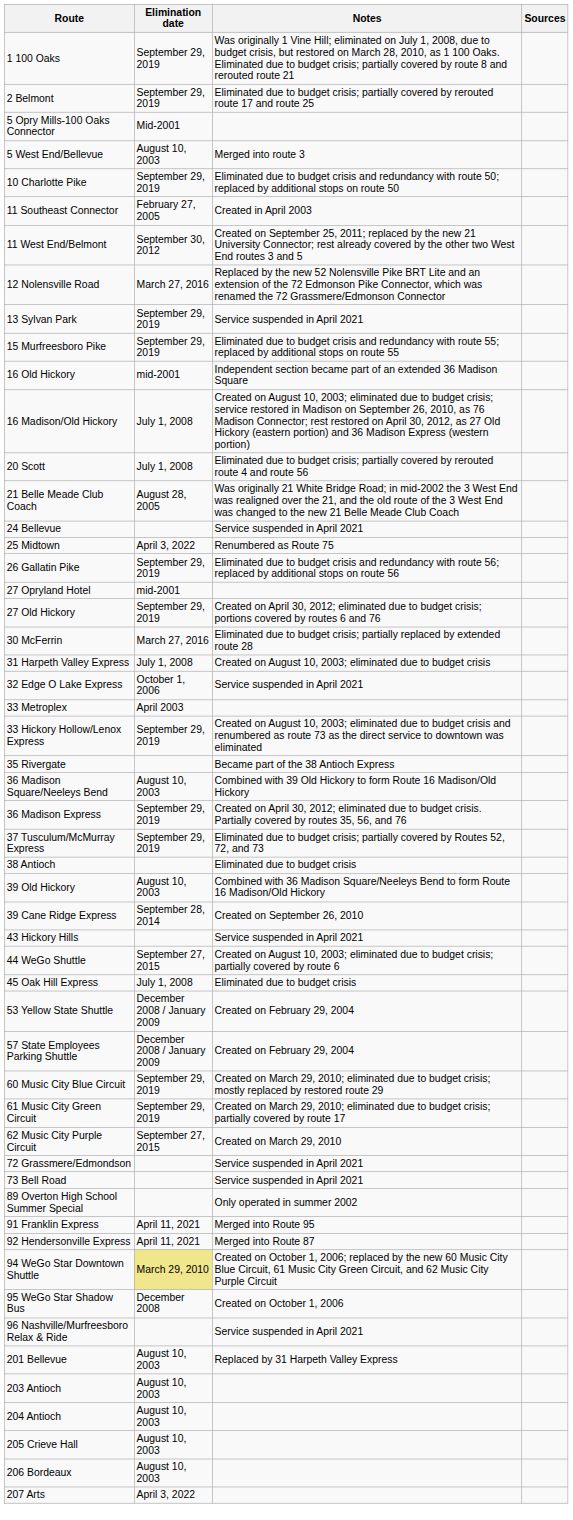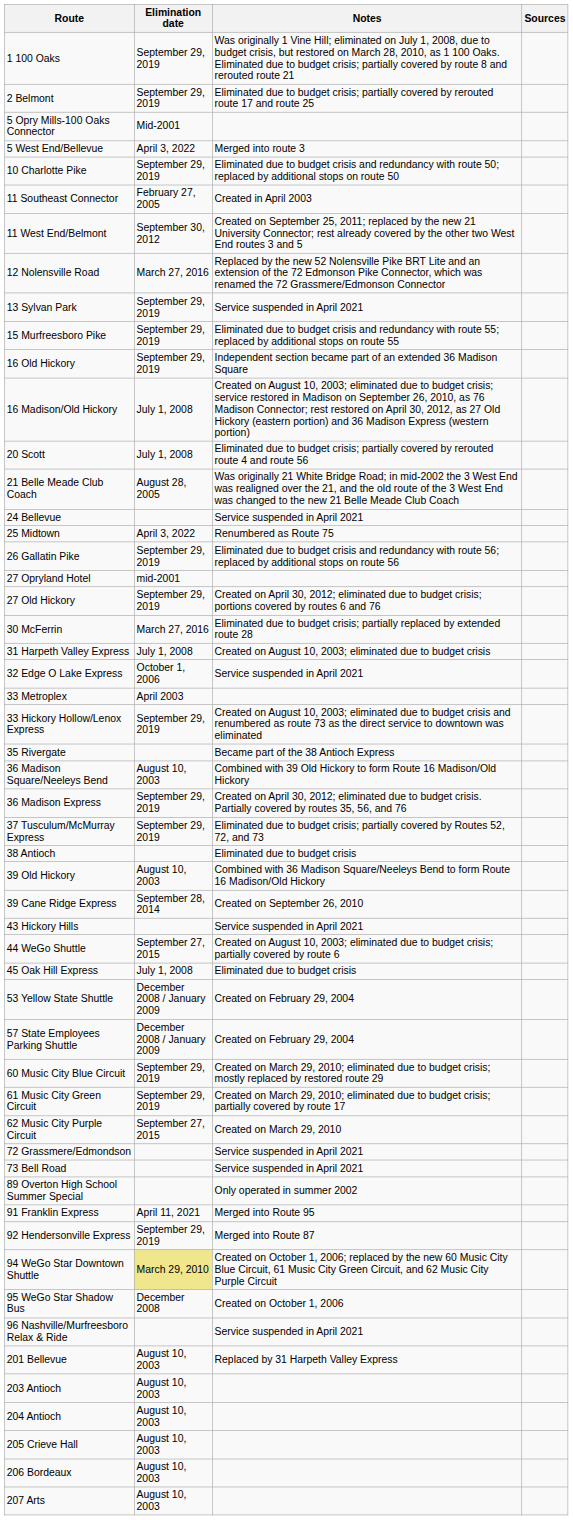(161, 154) August 10, 2003 -> (166, 148) April 3, 2022
(158, 375) mid-2001 -> (171, 363) September 29, 2019
(168, 1241) April 11, 2021 -> (171, 1235) September 29, 2019
(166, 1495) April 3, 2022 -> (161, 1501) August 10, 2003
